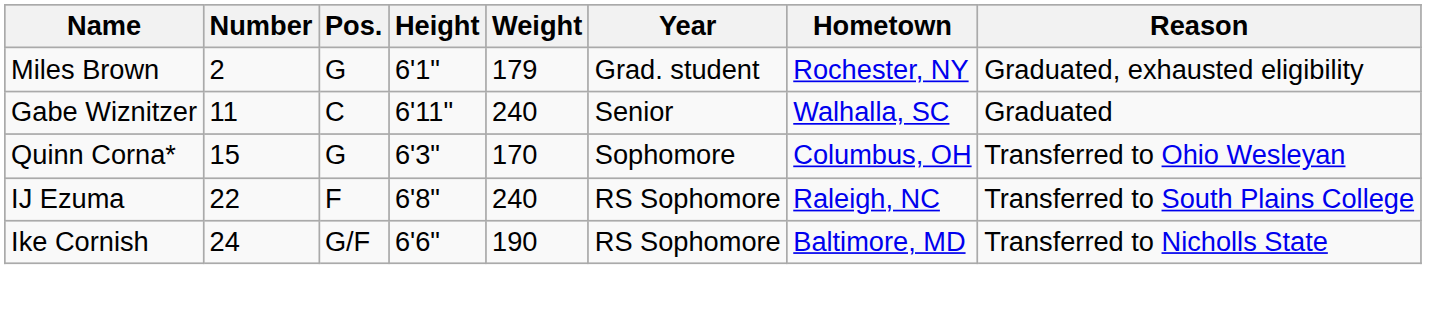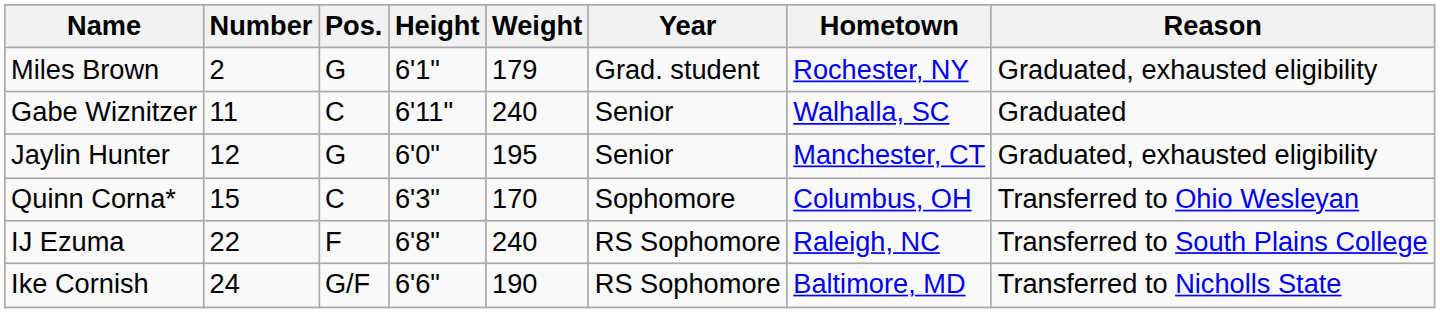+ row: (90, 155)
(335, 155) G -> (335, 198) C
